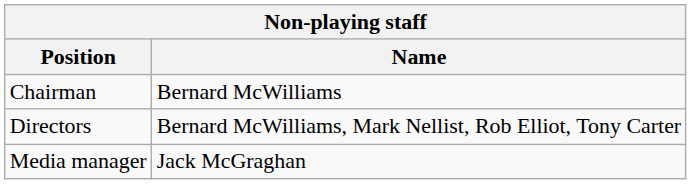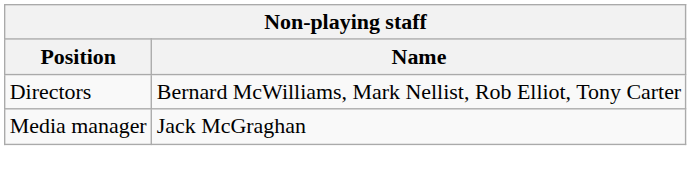- row: (53, 91)
